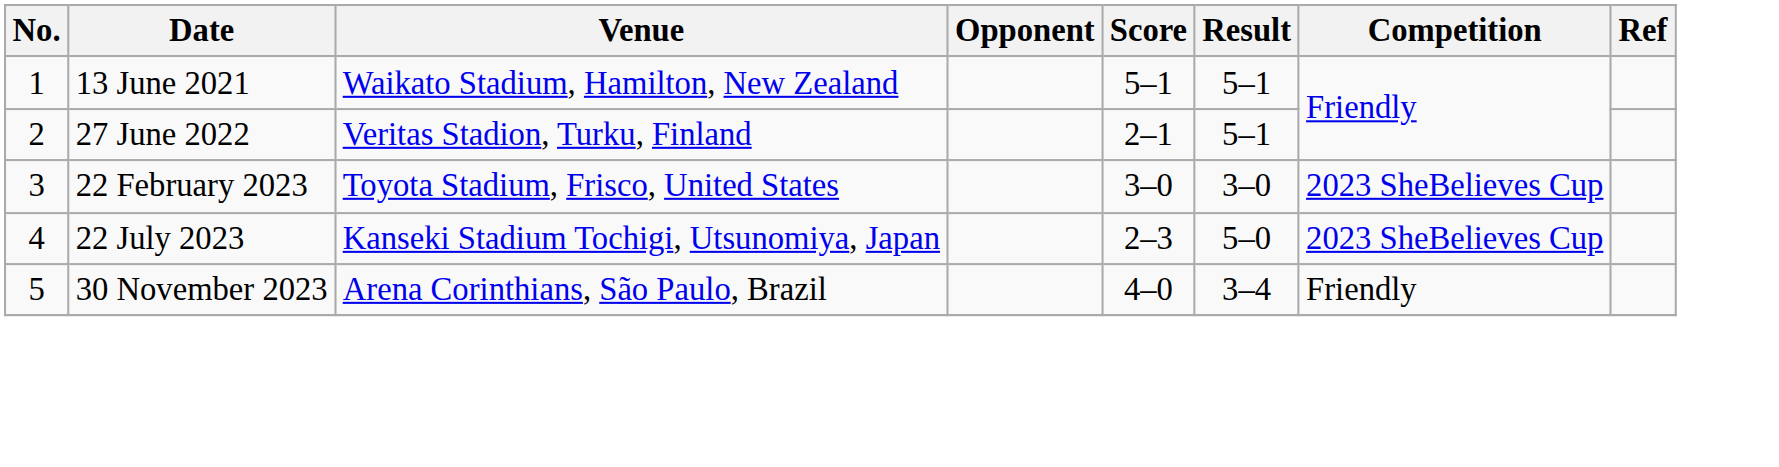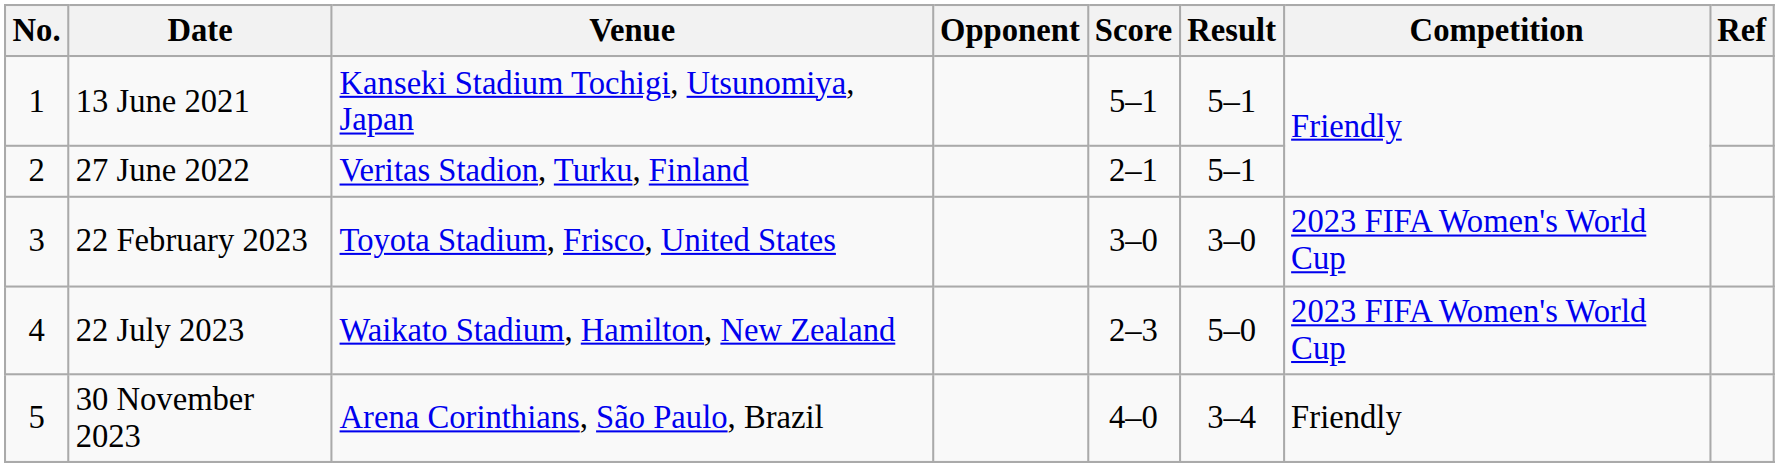(621, 82) Waikato Stadium, Hamilton, New Zealand -> (597, 100) Kanseki Stadium Tochigi, Utsunomiya, Japan
(1455, 185) 2023 SheBelieves Cup -> (1469, 240) 2023 FIFA Women's World Cup
(641, 237) Kanseki Stadium Tochigi, Utsunomiya, Japan -> (617, 329) Waikato Stadium, Hamilton, New Zealand
(1455, 237) 2023 SheBelieves Cup -> (1469, 329) 2023 FIFA Women's World Cup
